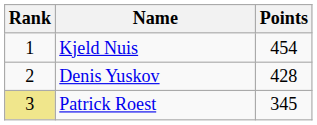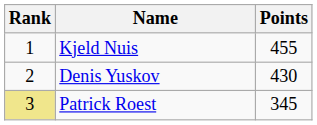(284, 47) 454 -> (284, 47) 455
(284, 76) 428 -> (284, 76) 430
